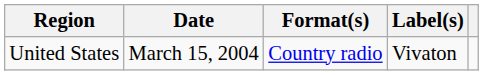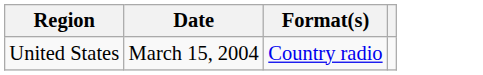- column: (428, 20)
